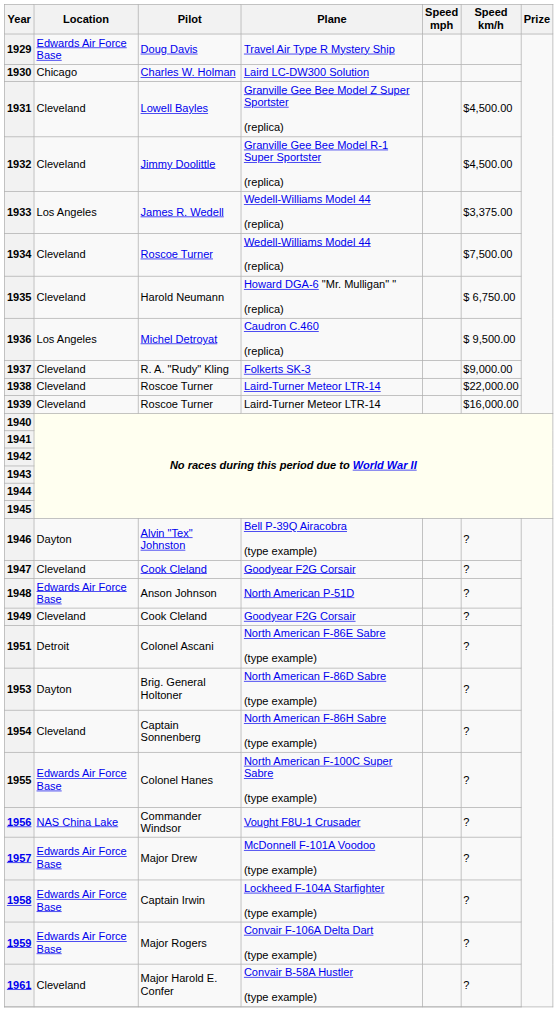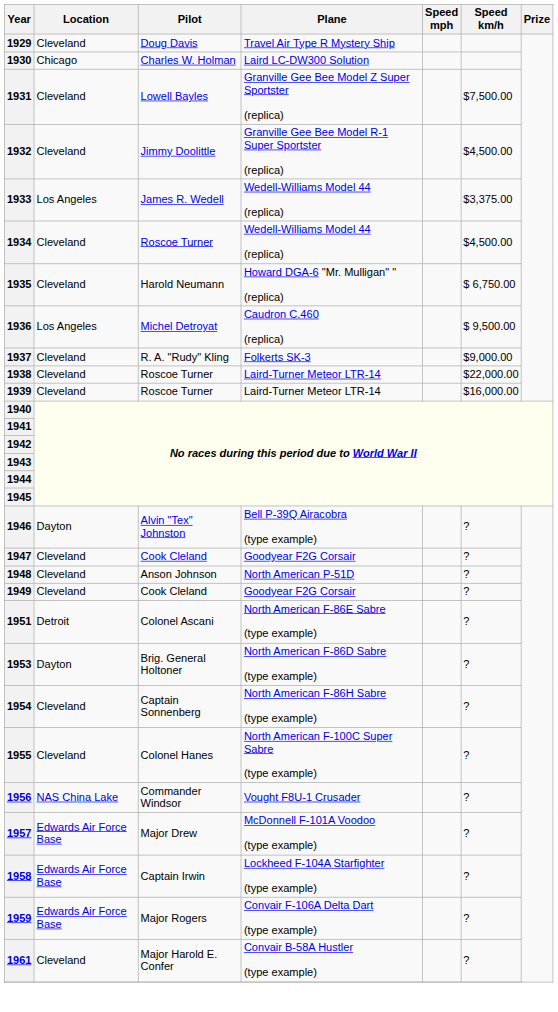(82, 49) Edwards Air Force Base -> (61, 43) Cleveland
(488, 109) $4,500.00 -> (488, 96) $7,500.00
(488, 254) $7,500.00 -> (488, 242) $4,500.00
(82, 593) Edwards Air Force Base -> (61, 574) Cleveland
(82, 780) Edwards Air Force Base -> (61, 755) Cleveland
